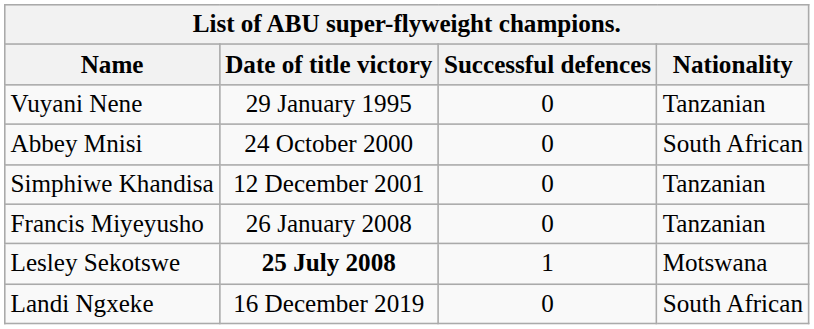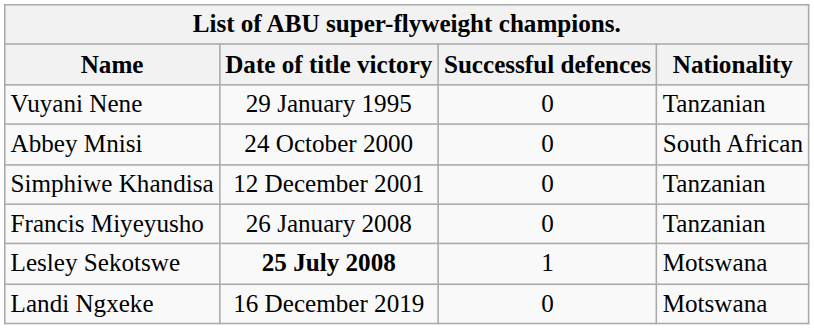(733, 303) South African -> (715, 303) Motswana
